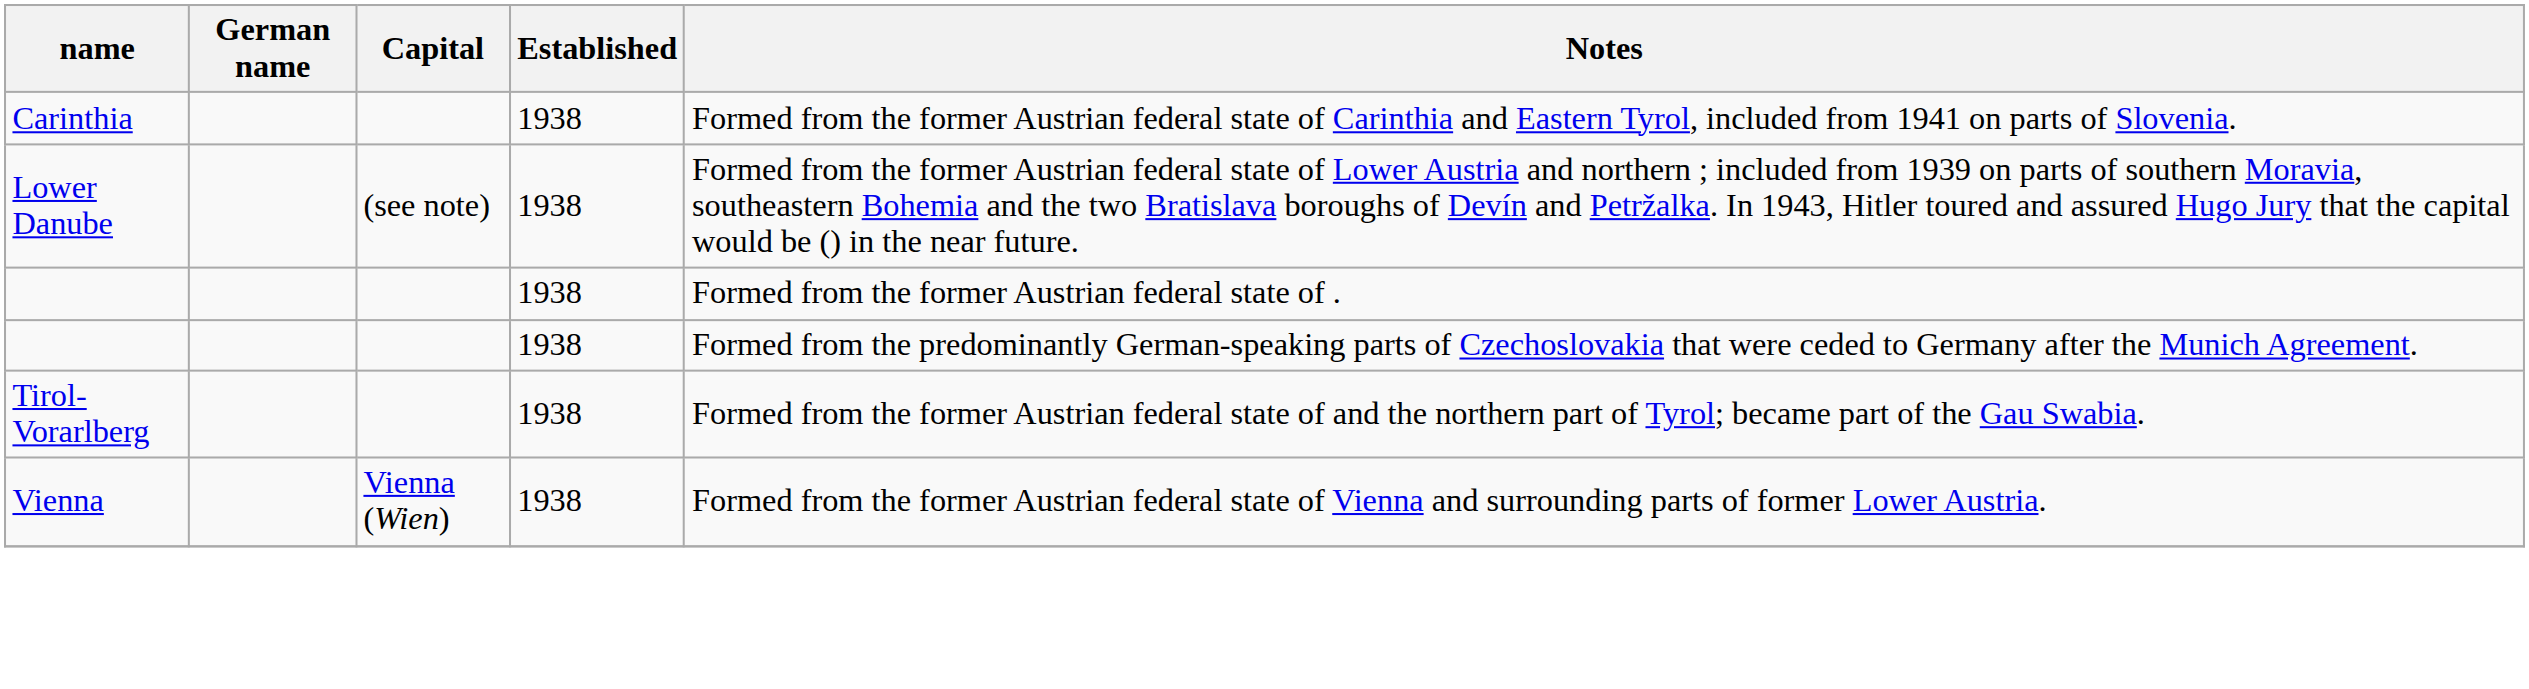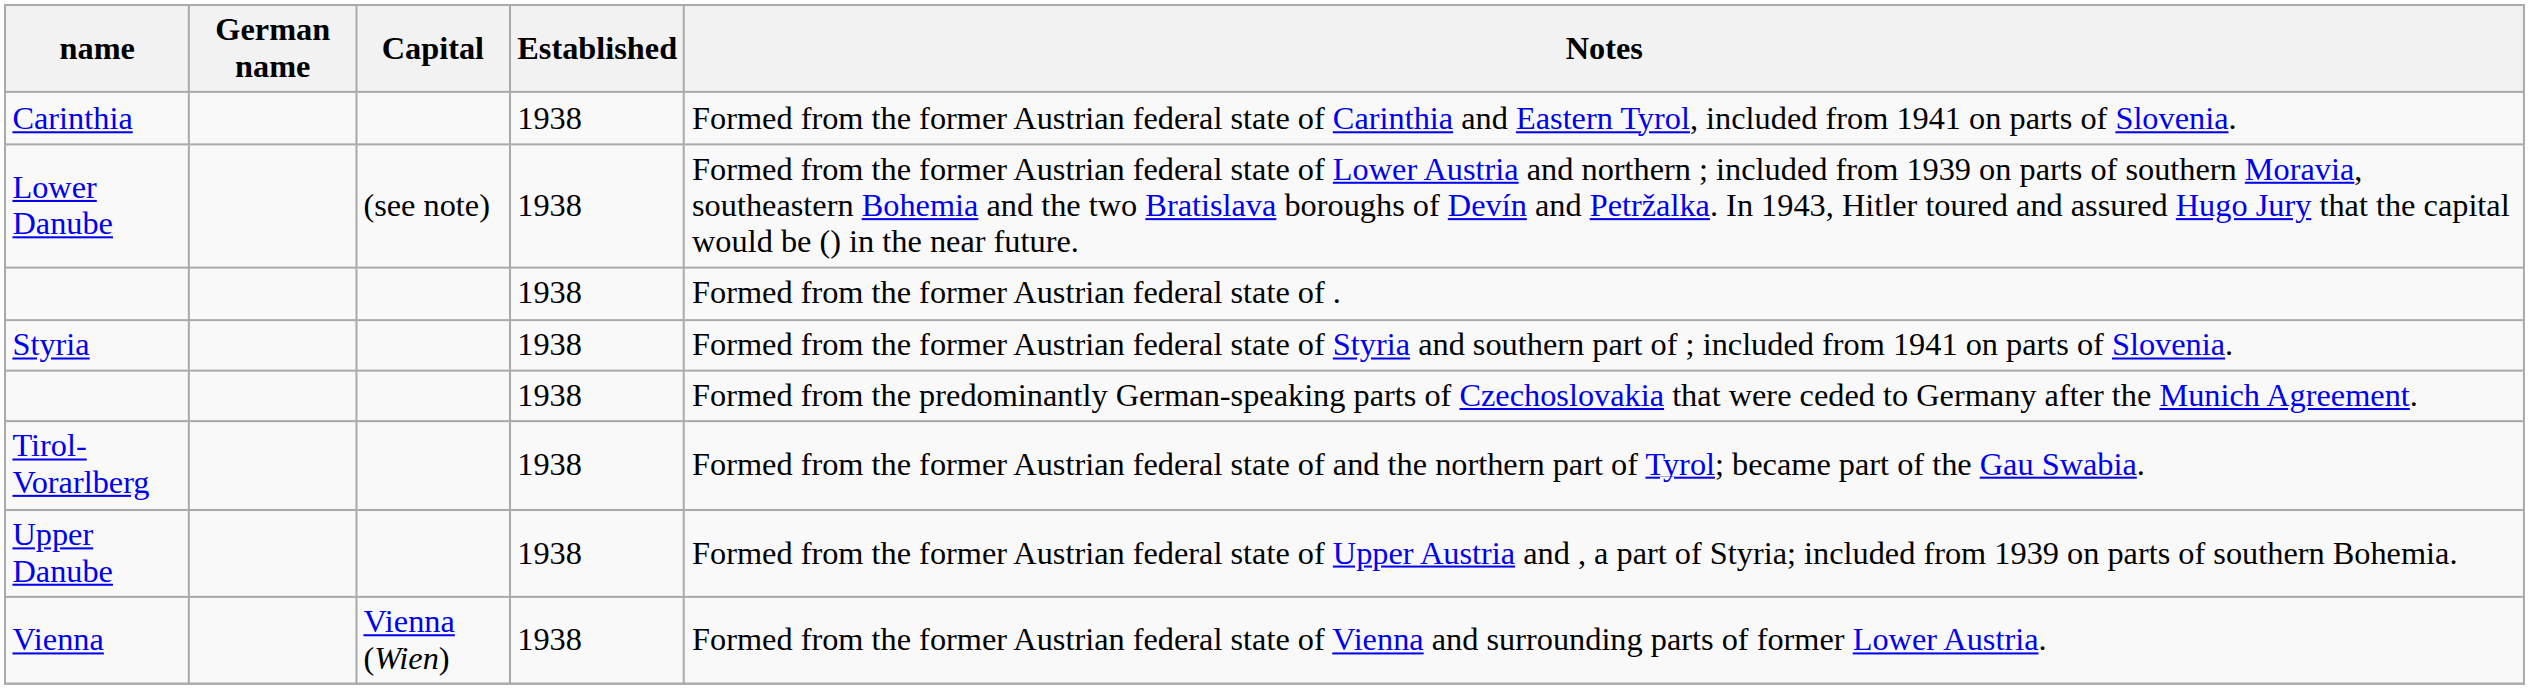+ row: (51, 344)
+ row: (63, 552)
